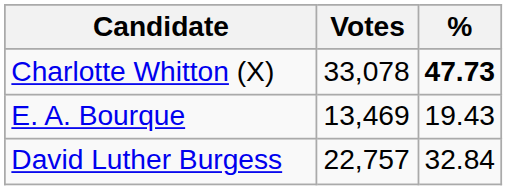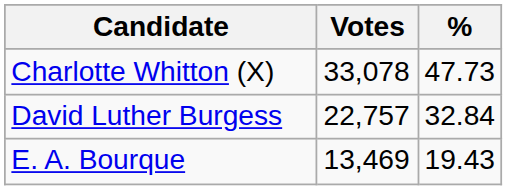(460, 71) bold -> (460, 71) normal
rows swapped: (147, 160) <-> (98, 116)
